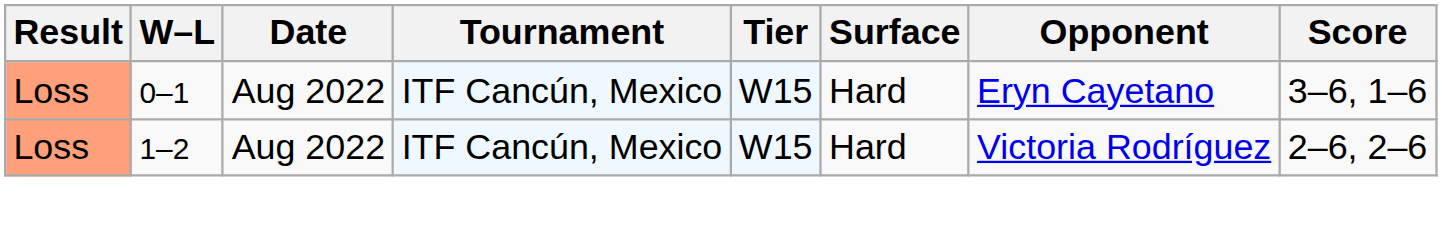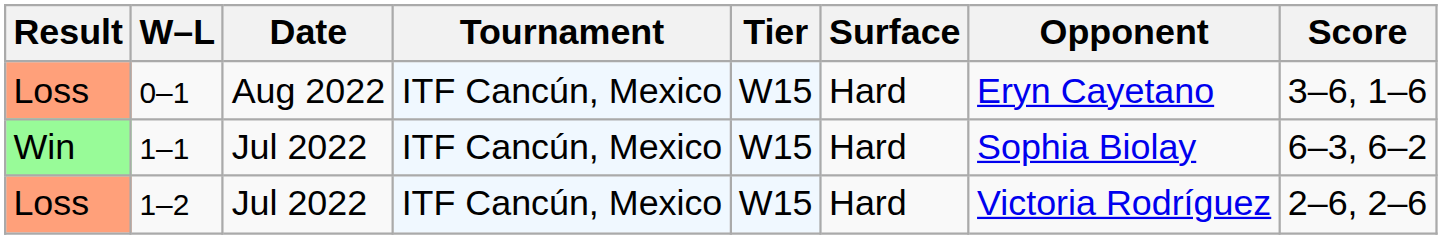+ row: (164, 148)
(308, 146) Aug 2022 -> (299, 203) Jul 2022
